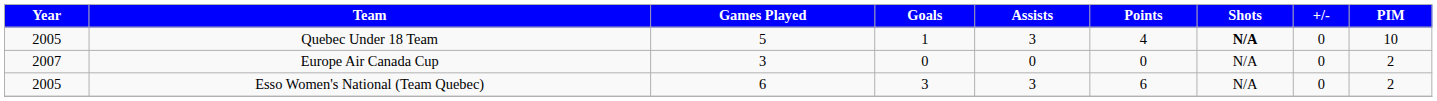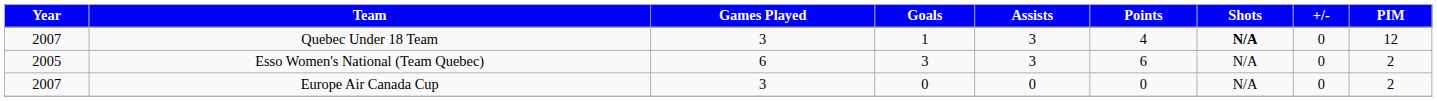(47, 38) 2005 -> (47, 38) 2007
(763, 38) 5 -> (763, 38) 3
(1391, 38) 10 -> (1391, 38) 12
rows swapped: (370, 84) <-> (370, 61)
